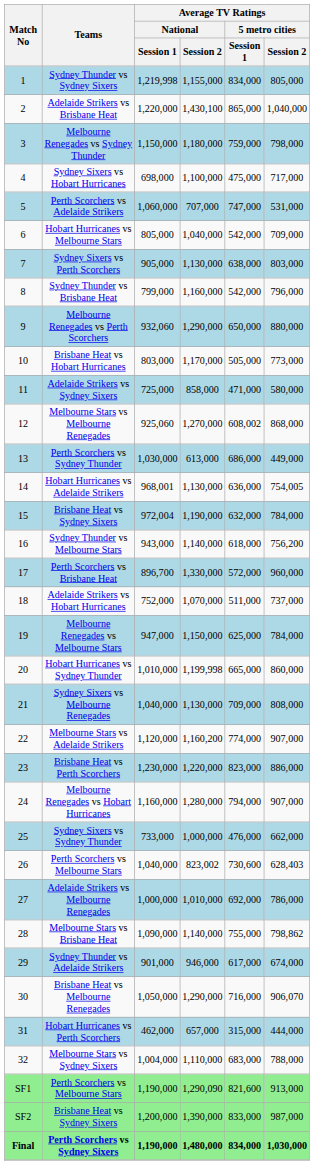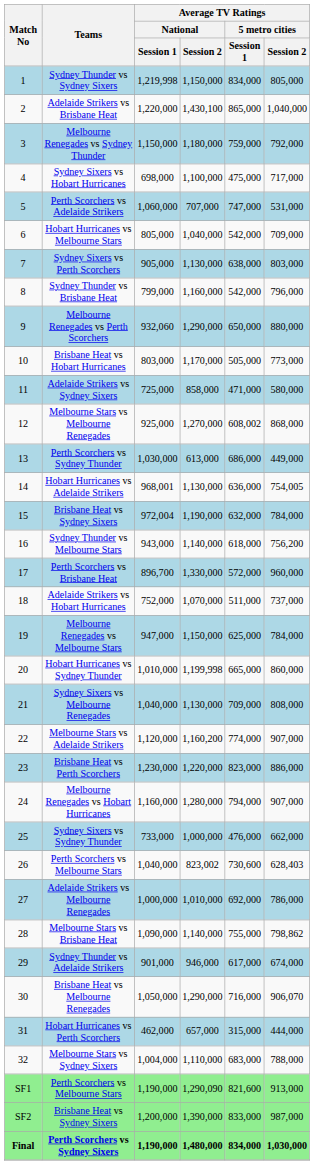(202, 80) 1,155,000 -> (202, 80) 1,150,000
(287, 143) 798,000 -> (287, 143) 792,000
(157, 424) 925,060 -> (157, 424) 925,000
